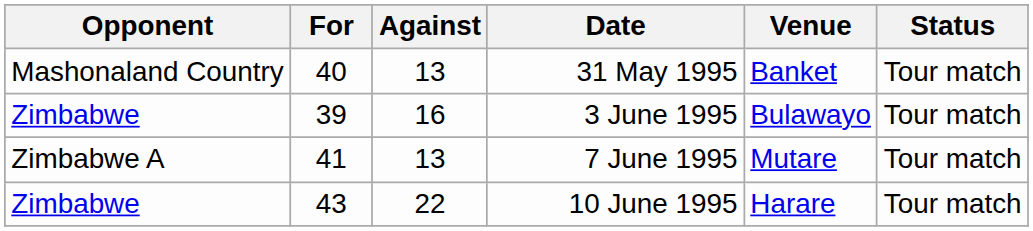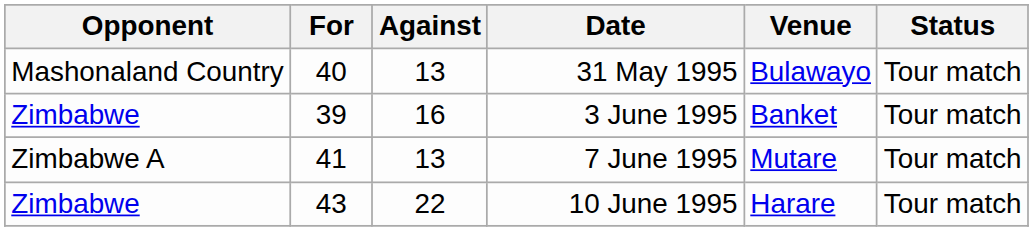(794, 70) Banket -> (811, 70) Bulawayo
(811, 114) Bulawayo -> (794, 114) Banket
